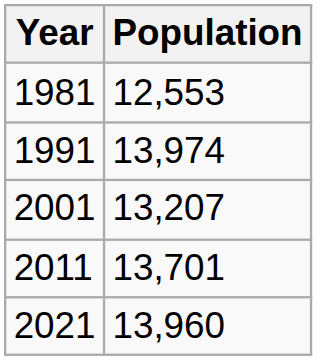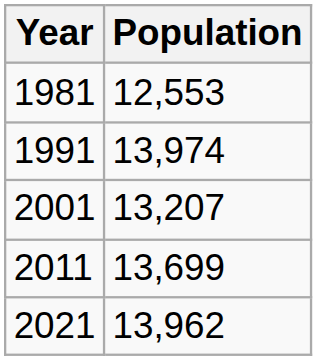(169, 267) 13,701 -> (169, 267) 13,699
(169, 325) 13,960 -> (169, 325) 13,962
